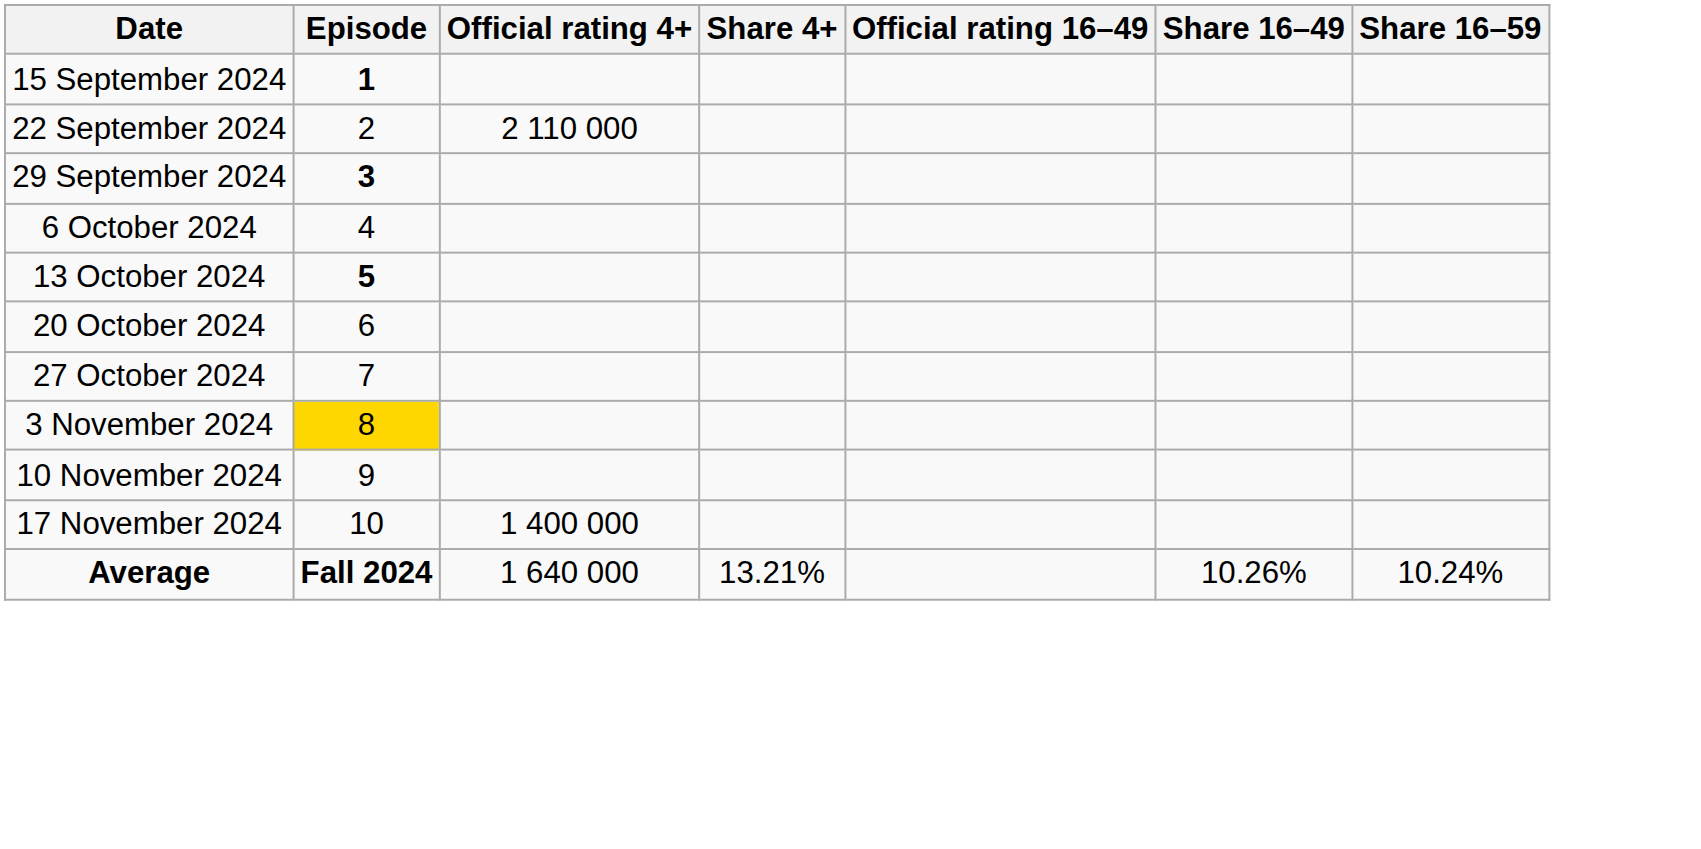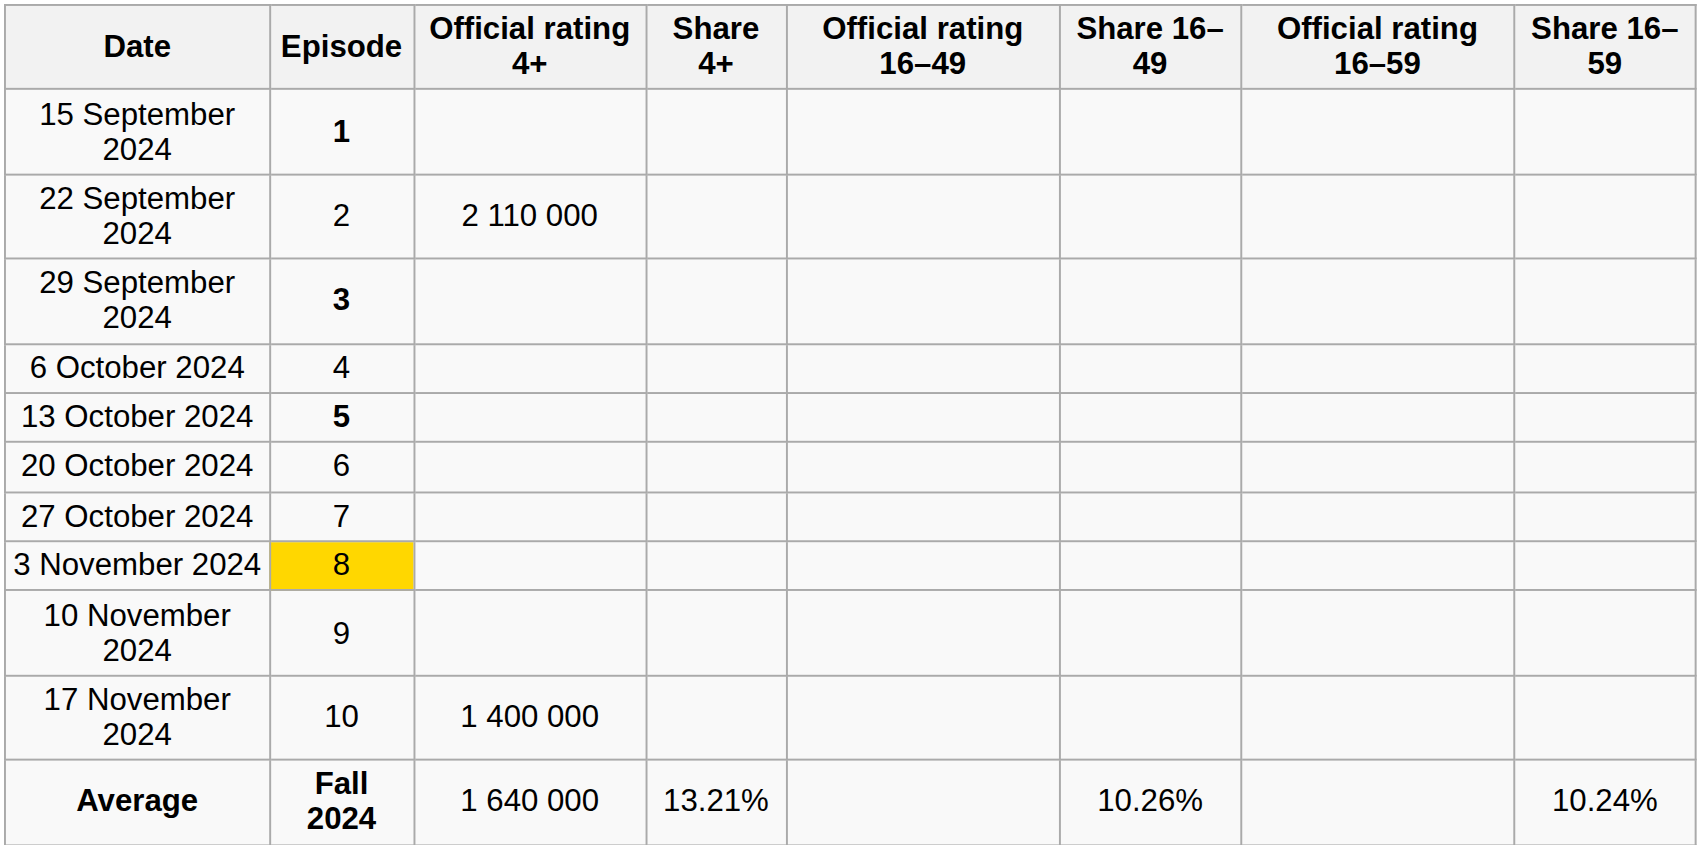+ column: (1377, 46)
